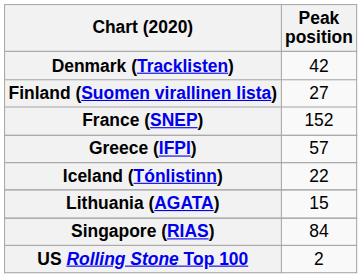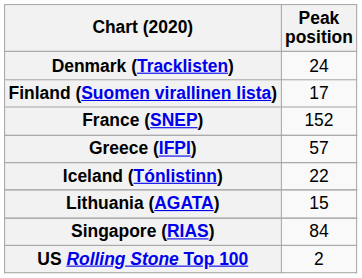(319, 65) 42 -> (319, 65) 24
(319, 93) 27 -> (319, 93) 17
